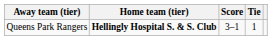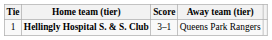columns swapped: (254, 11) <-> (47, 11)
